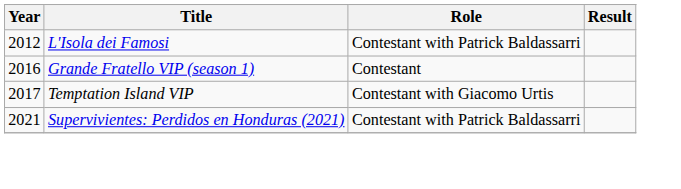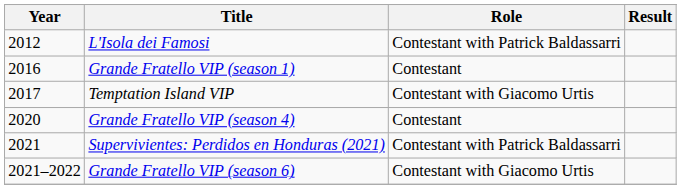+ row: (191, 119)
+ row: (191, 171)
